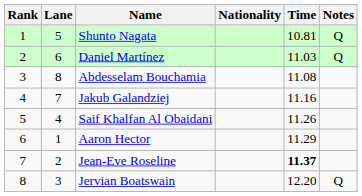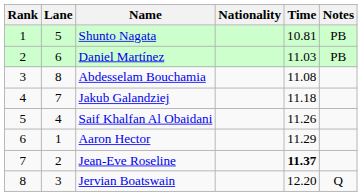(338, 35) Q -> (338, 35) PB
(338, 56) Q -> (338, 56) PB
(302, 98) 11.16 -> (302, 98) 11.18
